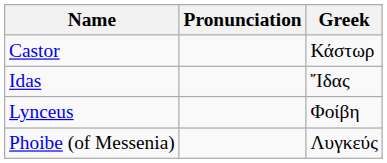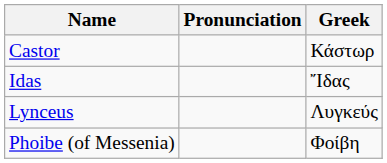(335, 111) Φοίβη -> (344, 111) Λυγκεύς
(344, 142) Λυγκεύς -> (335, 142) Φοίβη
